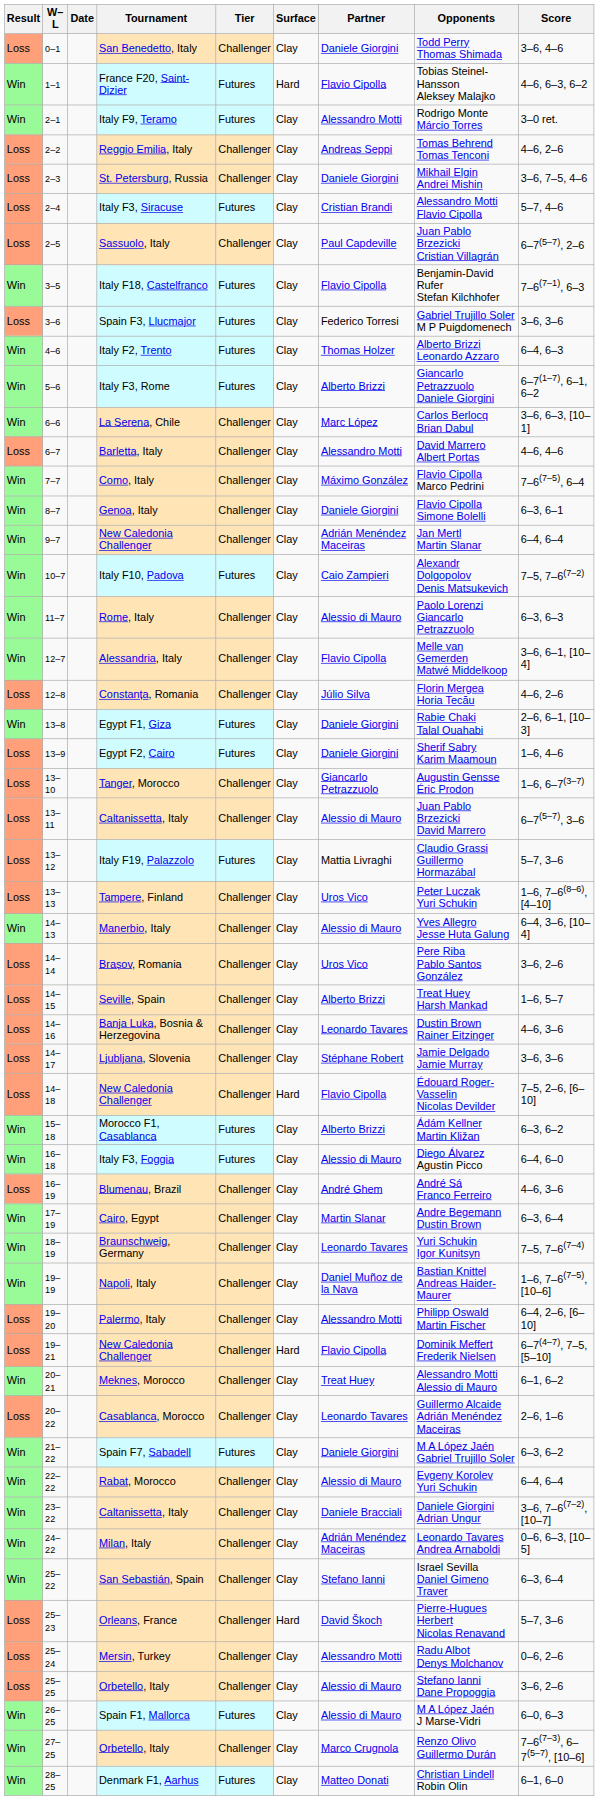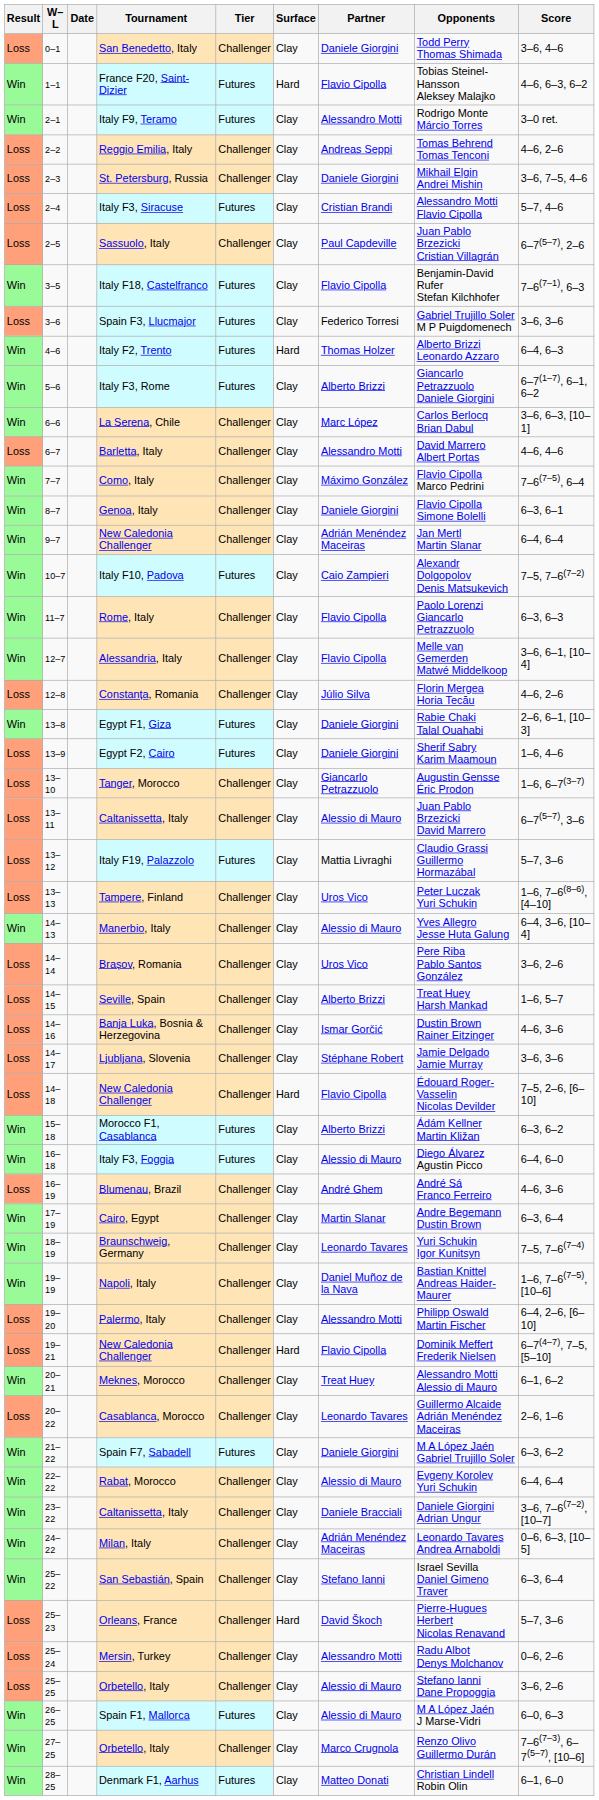(287, 350) Clay -> (288, 350) Hard
(361, 617) Alessio di Mauro -> (354, 617) Flavio Cipolla
(364, 1029) Leonardo Tavares -> (352, 1029) Ismar Gorčić
